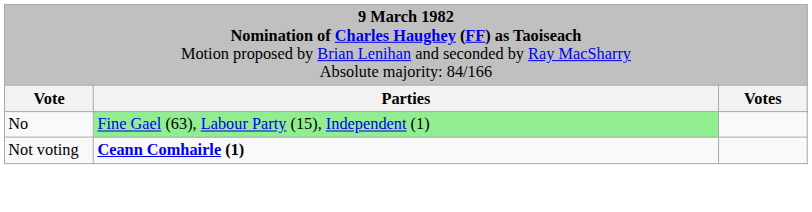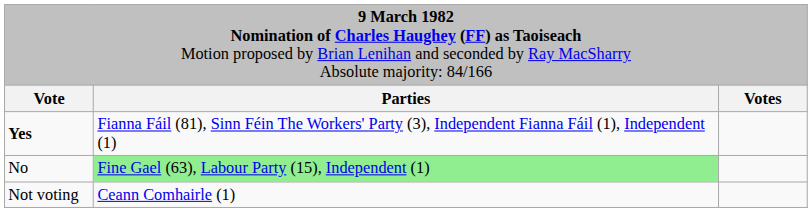+ row: (20, 133)
(171, 150) bold -> (166, 194) normal
